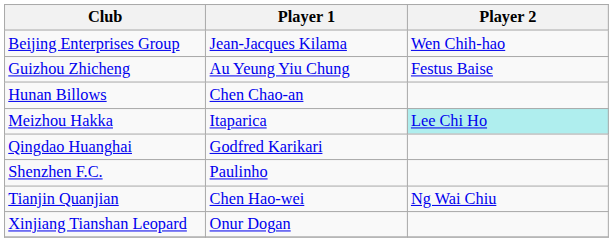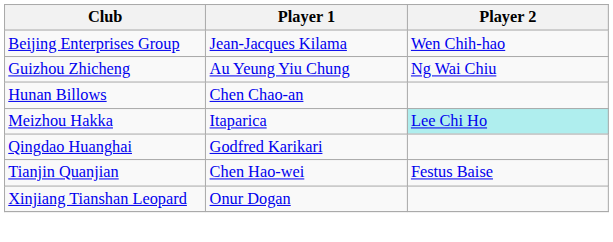(452, 69) Festus Baise -> (454, 69) Ng Wai Chiu
- row: (55, 172)
(454, 198) Ng Wai Chiu -> (452, 172) Festus Baise
